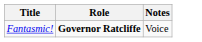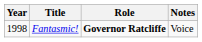+ column: (17, 12)
